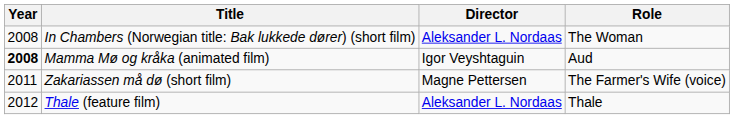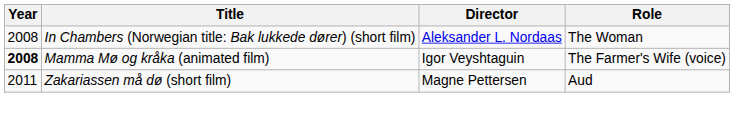(580, 59) Aud -> (647, 59) The Farmer's Wife (voice)
(647, 80) The Farmer's Wife (voice) -> (580, 80) Aud
- row: (102, 102)
